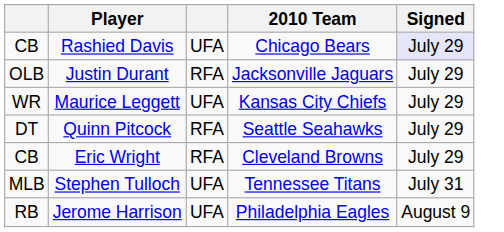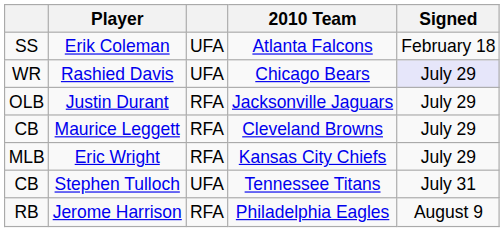+ row: (117, 46)
(27, 46) CB -> (27, 74) WR
(27, 102) WR -> (27, 129) CB
(207, 102) UFA -> (207, 129) RFA
(313, 102) Kansas City Chiefs -> (313, 129) Cleveland Browns
- row: (117, 129)
(27, 157) CB -> (27, 157) MLB
(313, 157) Cleveland Browns -> (313, 157) Kansas City Chiefs
(27, 185) MLB -> (27, 185) CB
(207, 212) UFA -> (207, 212) RFA
